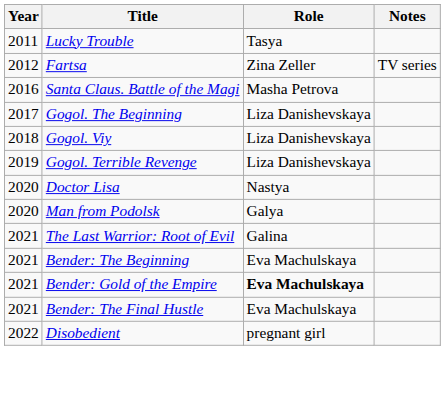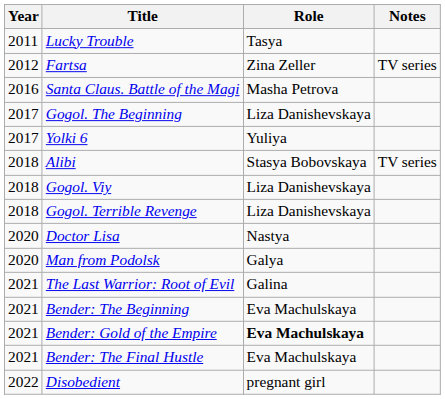+ row: (67, 138)
+ row: (61, 162)
(23, 162) 2019 -> (23, 211) 2018
